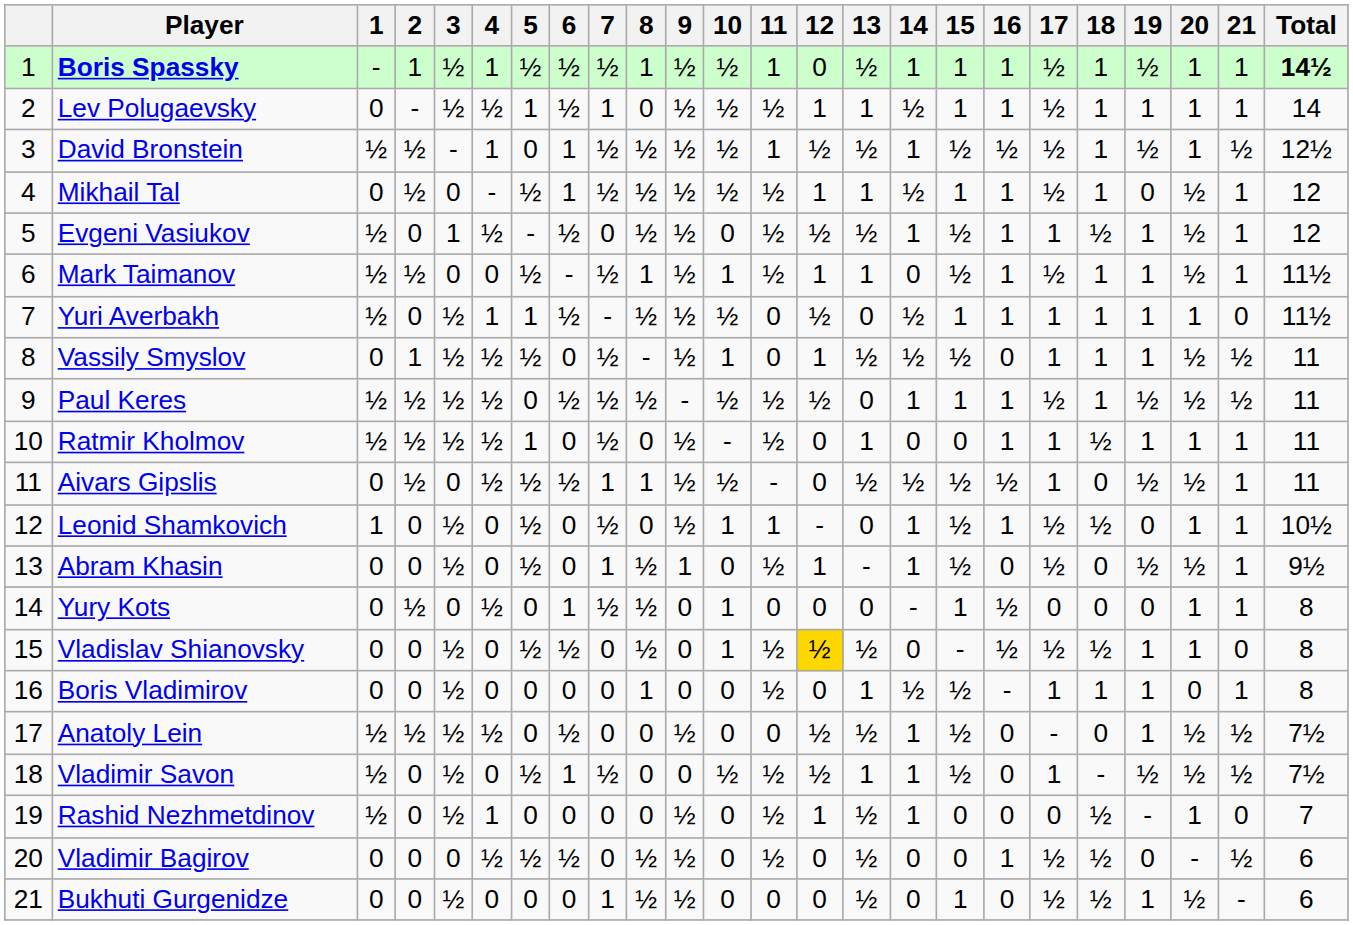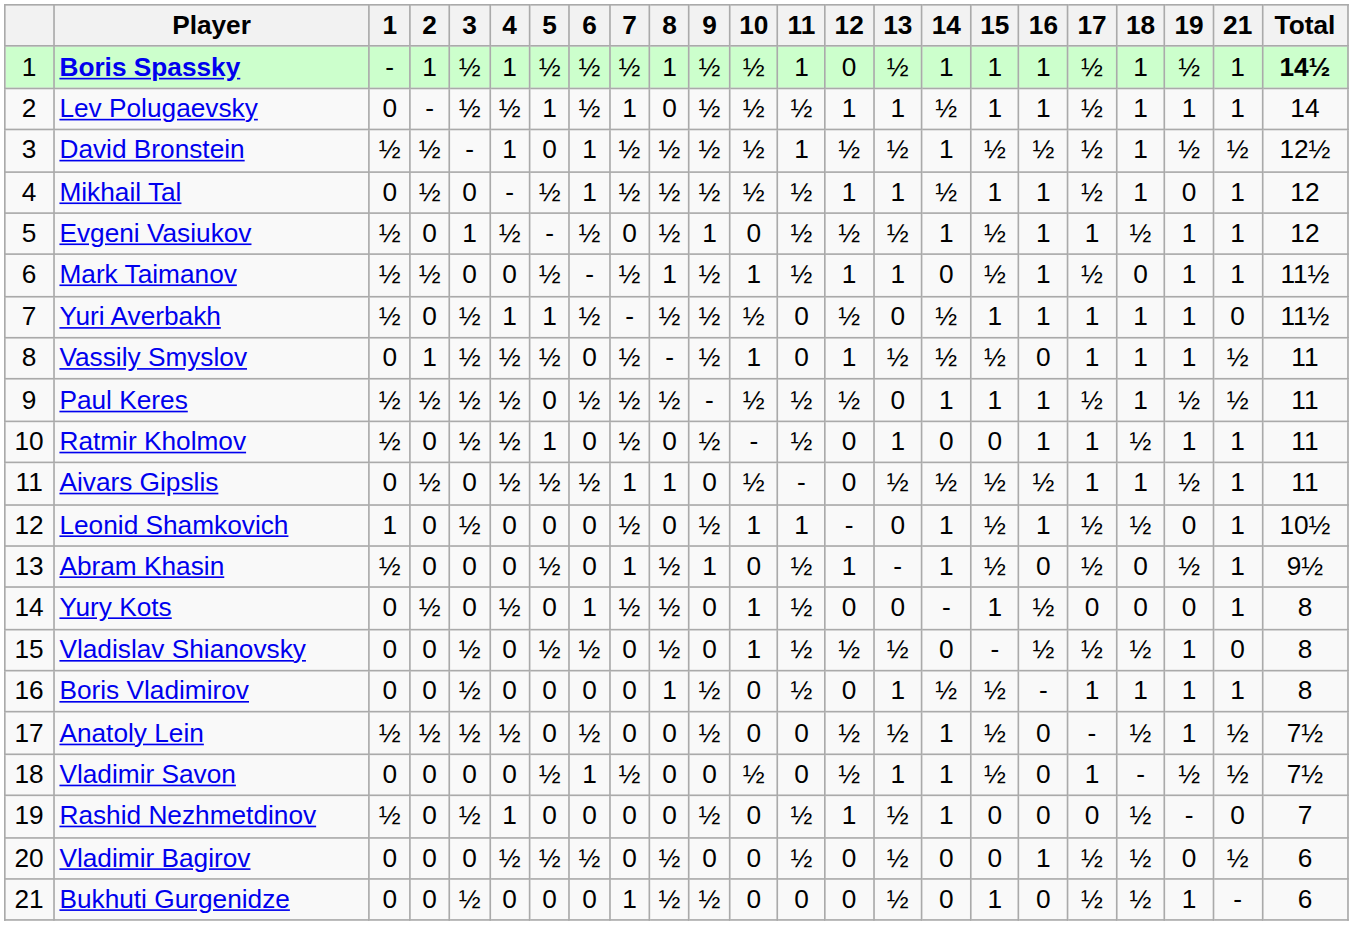- column: (1195, 25)
(685, 233) ½ -> (709, 233) 1
(1101, 274) 1 -> (1141, 274) 0
(415, 441) ½ -> (430, 441) 0
(685, 483) ½ -> (709, 483) 0
(1101, 483) 0 -> (1141, 483) 1
(530, 524) ½ -> (550, 524) 0
(376, 566) 0 -> (390, 566) ½
(453, 566) ½ -> (470, 566) 0
(774, 607) 0 -> (801, 607) ½
(820, 649) gold background -> (849, 649) no background
(685, 691) 0 -> (709, 691) ½
(1101, 732) 0 -> (1141, 732) ½
(376, 774) ½ -> (390, 774) 0
(453, 774) ½ -> (470, 774) 0
(774, 774) ½ -> (801, 774) 0
(685, 857) ½ -> (709, 857) 0
